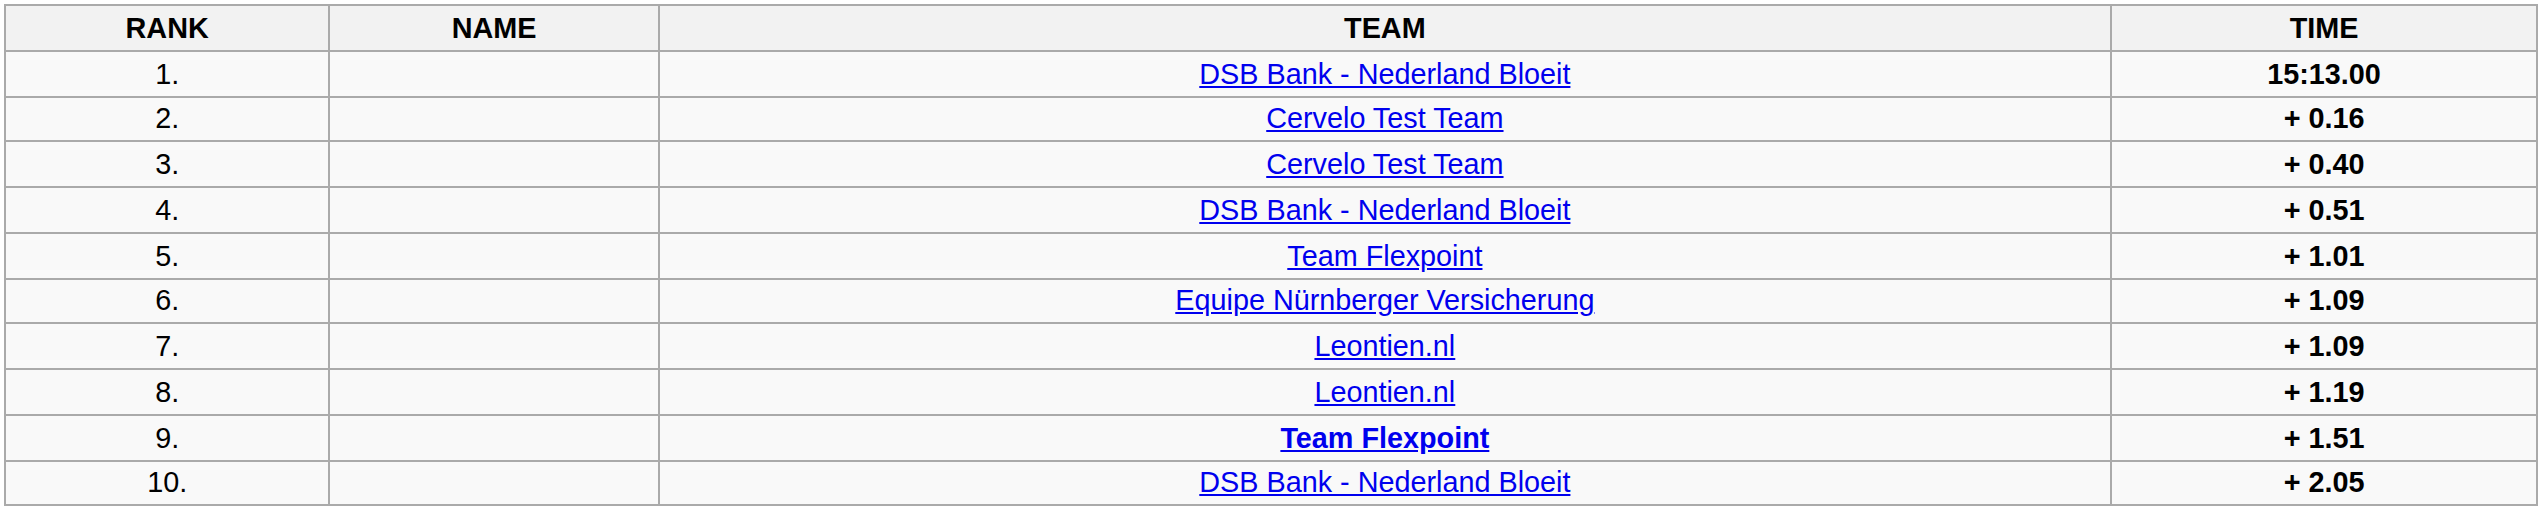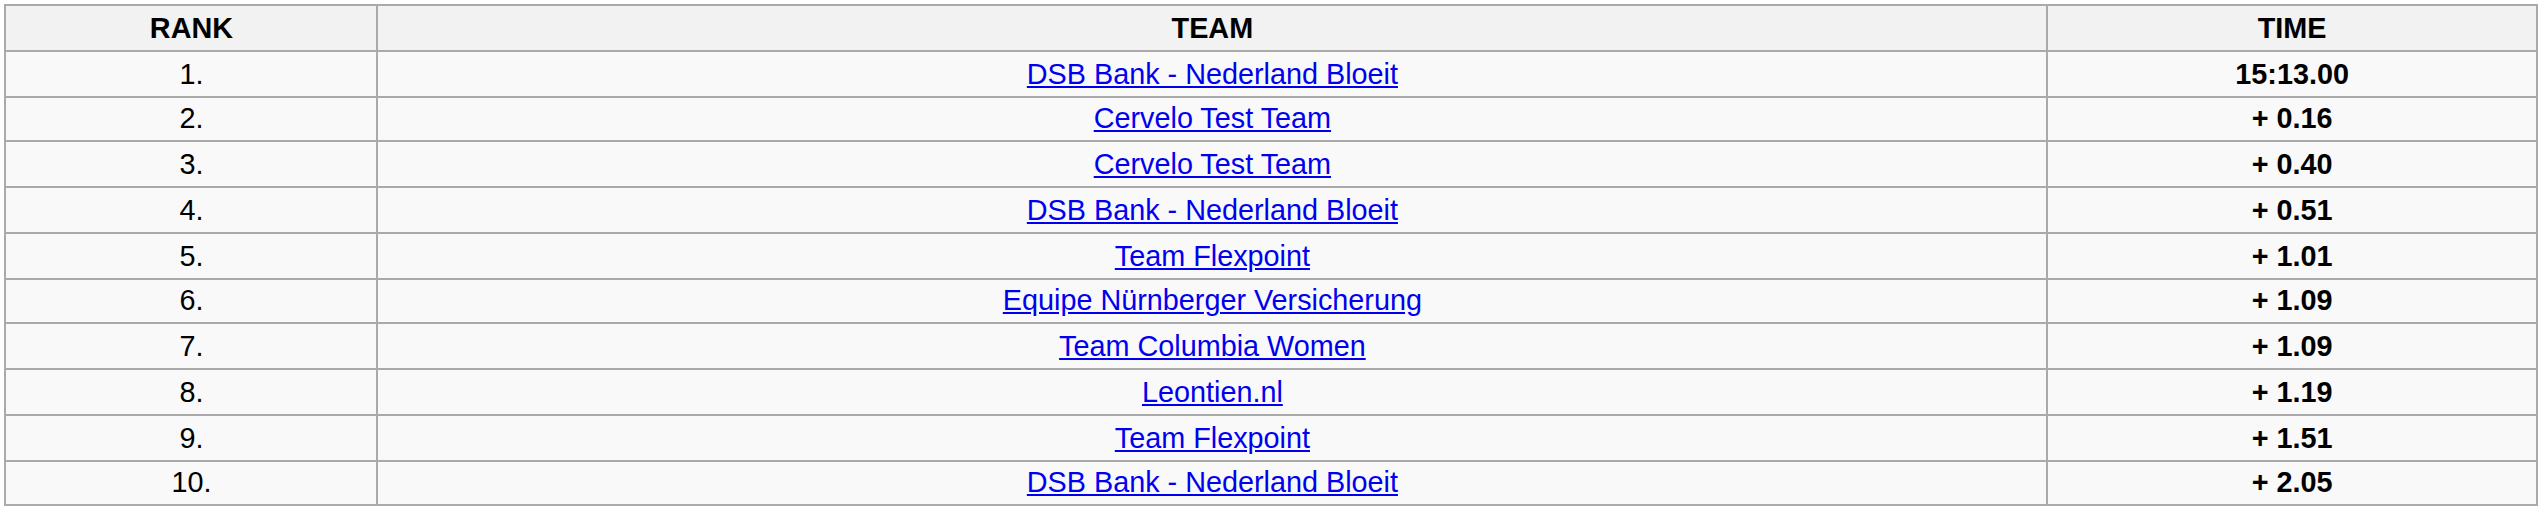- column: (494, 28)
(1385, 347) Leontien.nl -> (1212, 347) Team Columbia Women
(1385, 438) bold -> (1212, 438) normal
